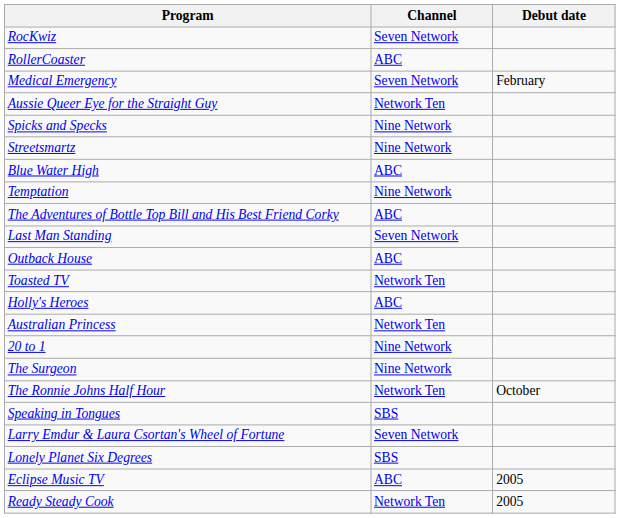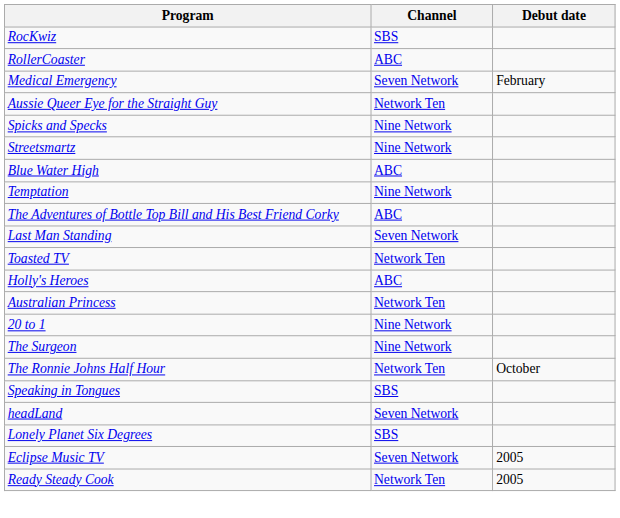(416, 37) Seven Network -> (386, 37) SBS
- row: (50, 258)
+ row: (35, 413)
- row: (146, 435)
(388, 479) ABC -> (416, 457) Seven Network
